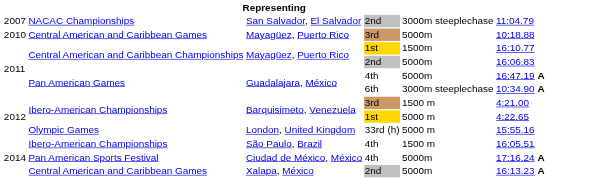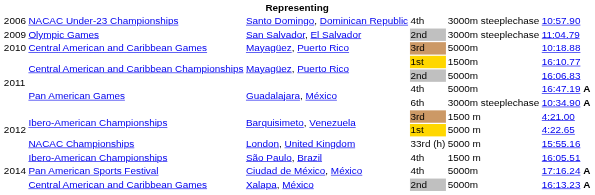+ row: (327, 21)
(15, 21) 2007 -> (15, 34) 2009
(81, 21) NACAC Championships -> (64, 34) Olympic Games
(64, 130) Olympic Games -> (81, 144) NACAC Championships
